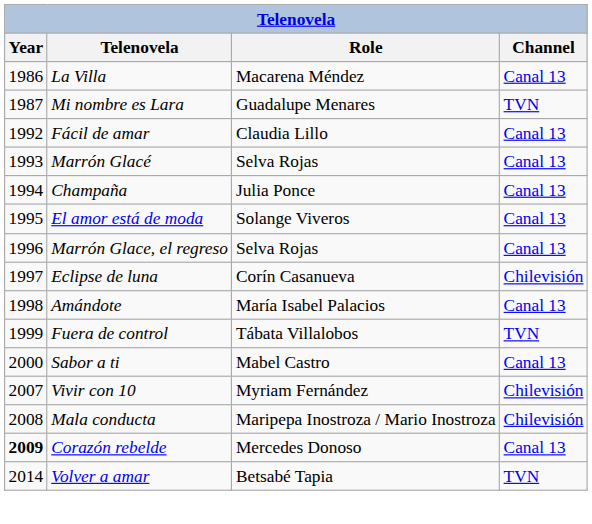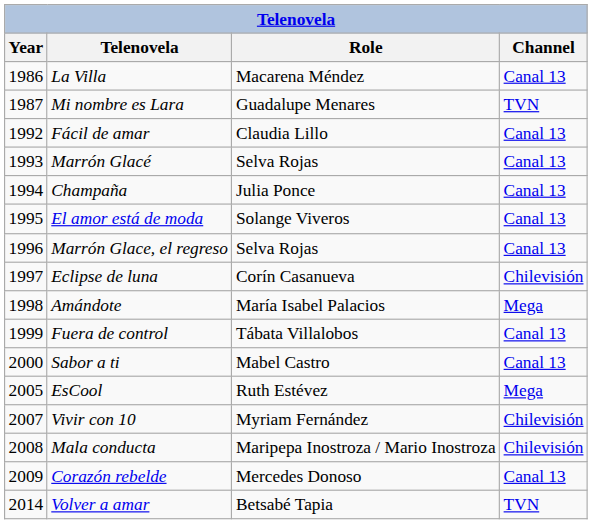(535, 304) Canal 13 -> (523, 304) Mega
(521, 333) TVN -> (535, 333) Canal 13
+ row: (77, 390)
(26, 447) bold -> (26, 476) normal
